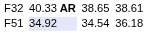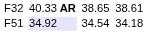(129, 23) 36.18 -> (129, 23) 34.18
